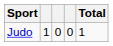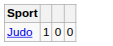- column: (92, 13)
